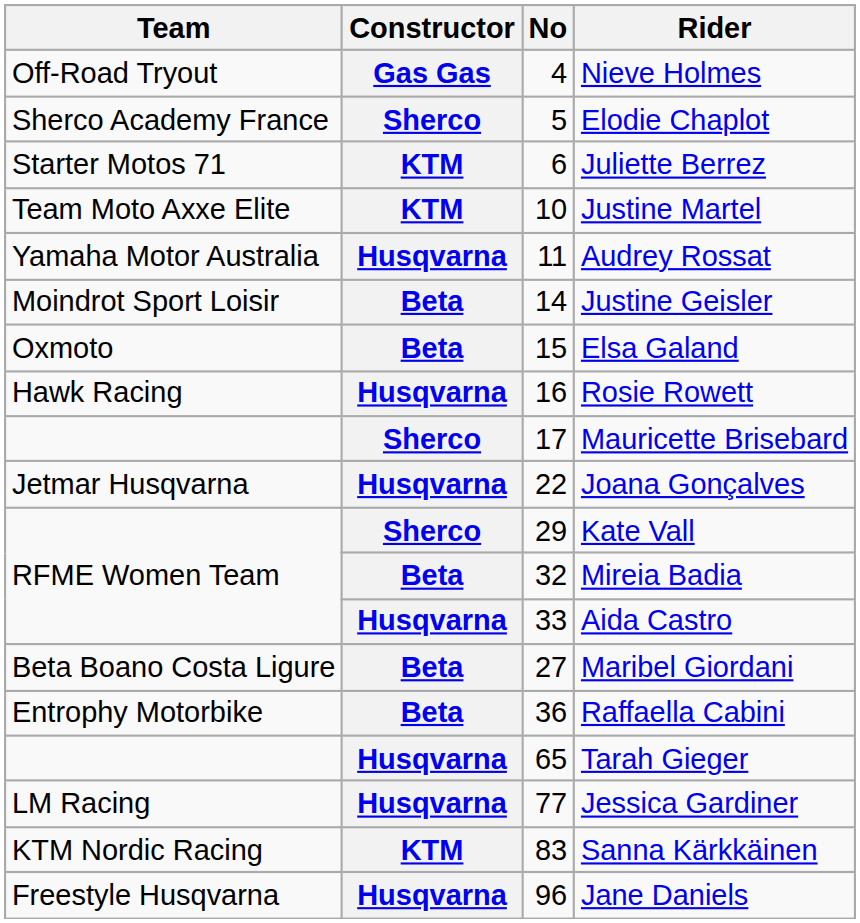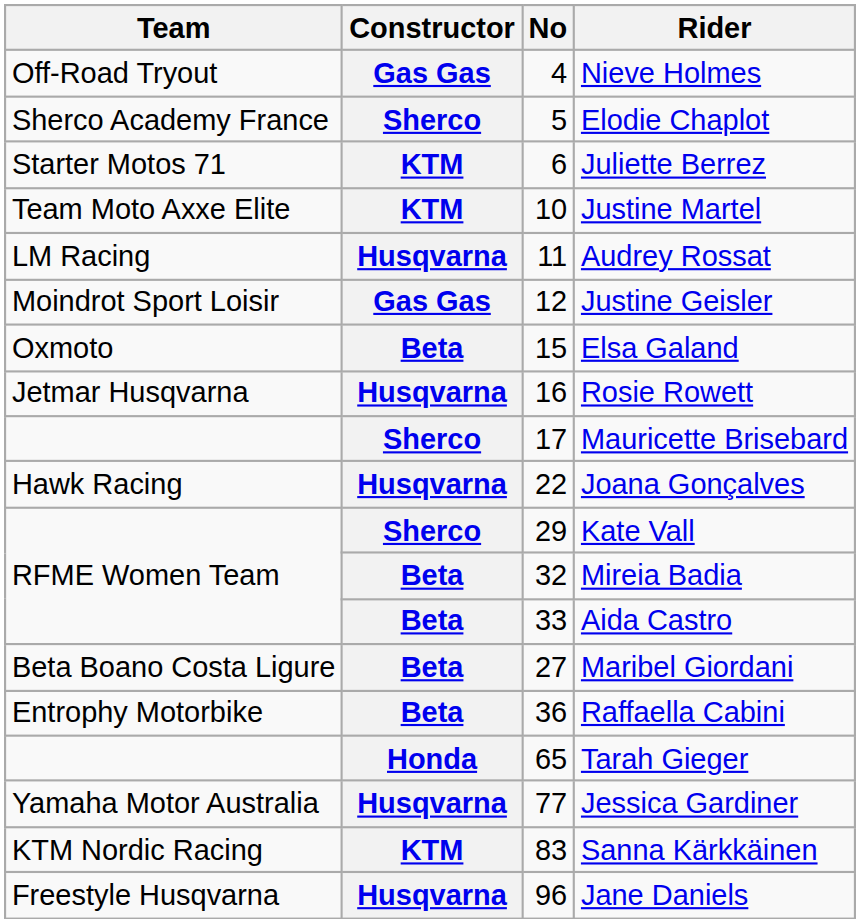(165, 256) Yamaha Motor Australia -> (81, 256) LM Racing
(432, 301) Beta -> (432, 301) Gas Gas
(551, 301) 14 -> (551, 301) 12
(97, 393) Hawk Racing -> (130, 393) Jetmar Husqvarna
(130, 484) Jetmar Husqvarna -> (97, 484) Hawk Racing
(432, 621) Husqvarna -> (432, 621) Beta
(432, 758) Husqvarna -> (432, 758) Honda
(81, 804) LM Racing -> (165, 804) Yamaha Motor Australia
